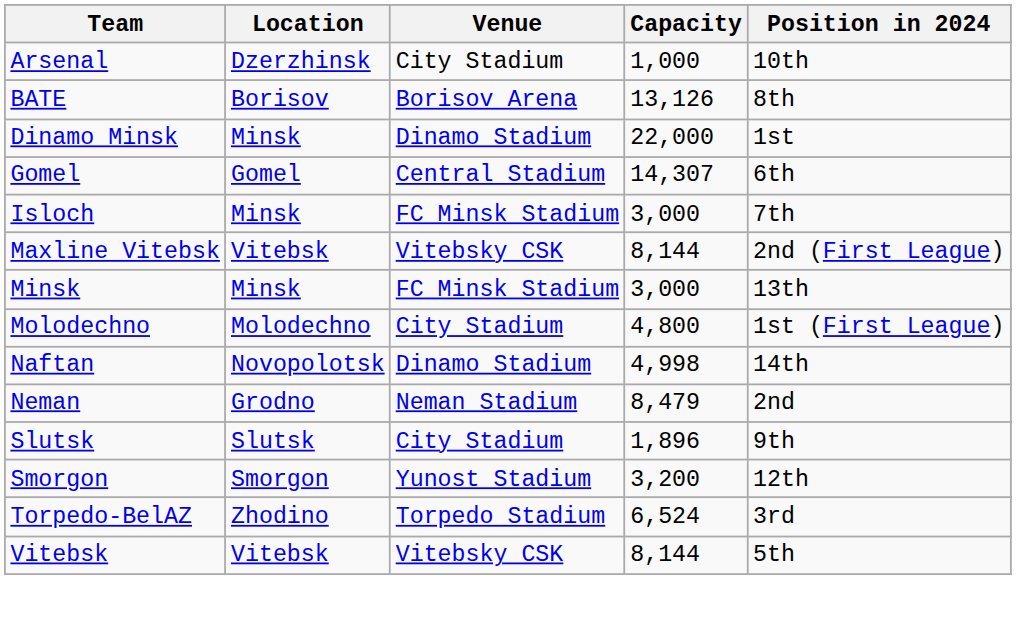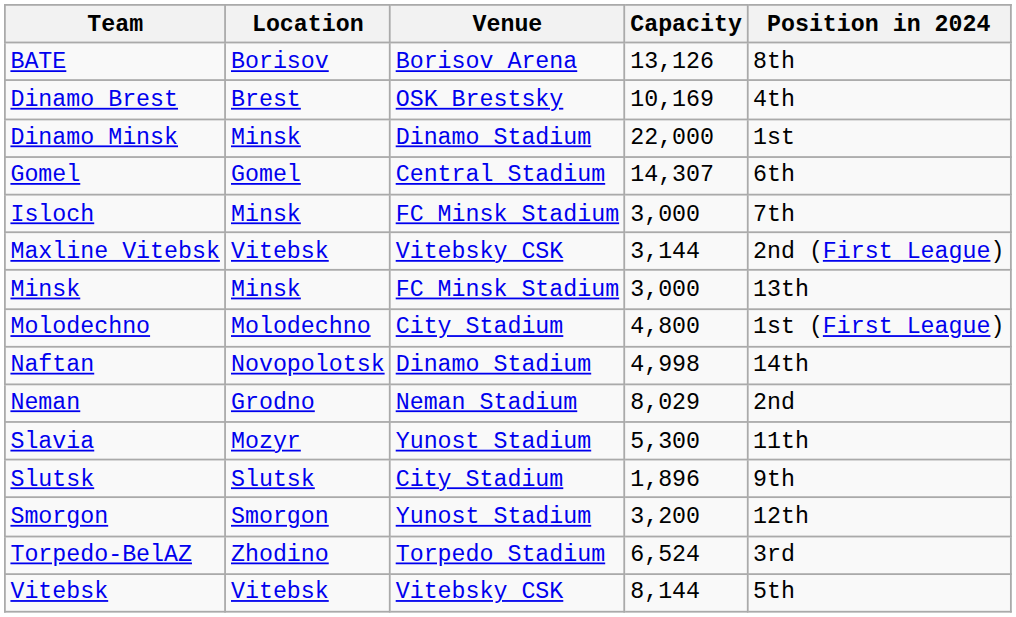- row: (59, 62)
+ row: (94, 100)
(665, 251) 8,144 -> (665, 251) 3,144
(665, 403) 8,479 -> (665, 403) 8,029
+ row: (52, 441)
